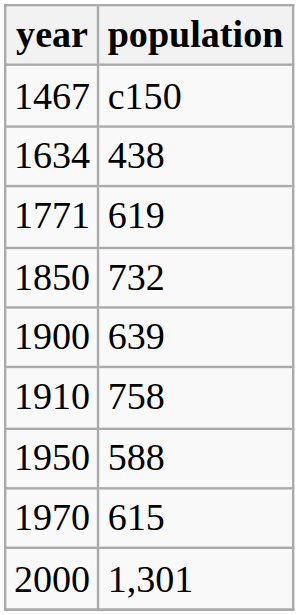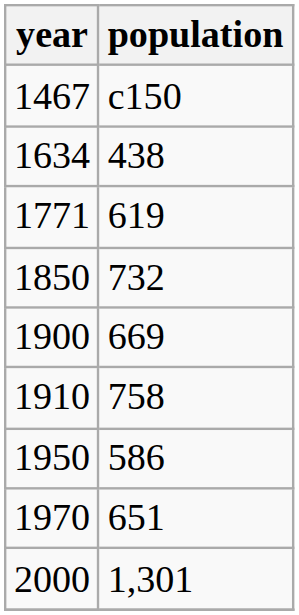(136, 336) 639 -> (136, 336) 669
(136, 457) 588 -> (136, 457) 586
(136, 517) 615 -> (136, 517) 651
